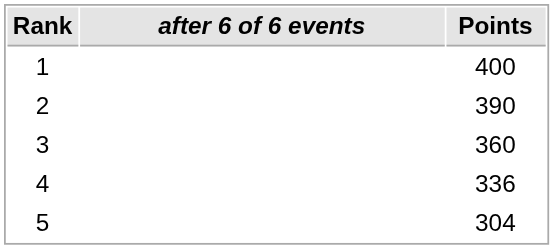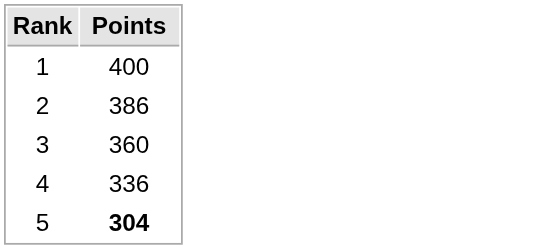- column: (262, 26)
(495, 106) 390 -> (129, 106) 386
(495, 223) normal -> (129, 223) bold
